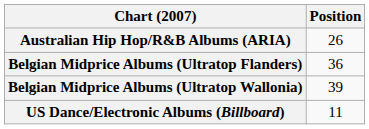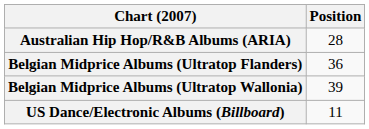(335, 40) 26 -> (335, 40) 28
